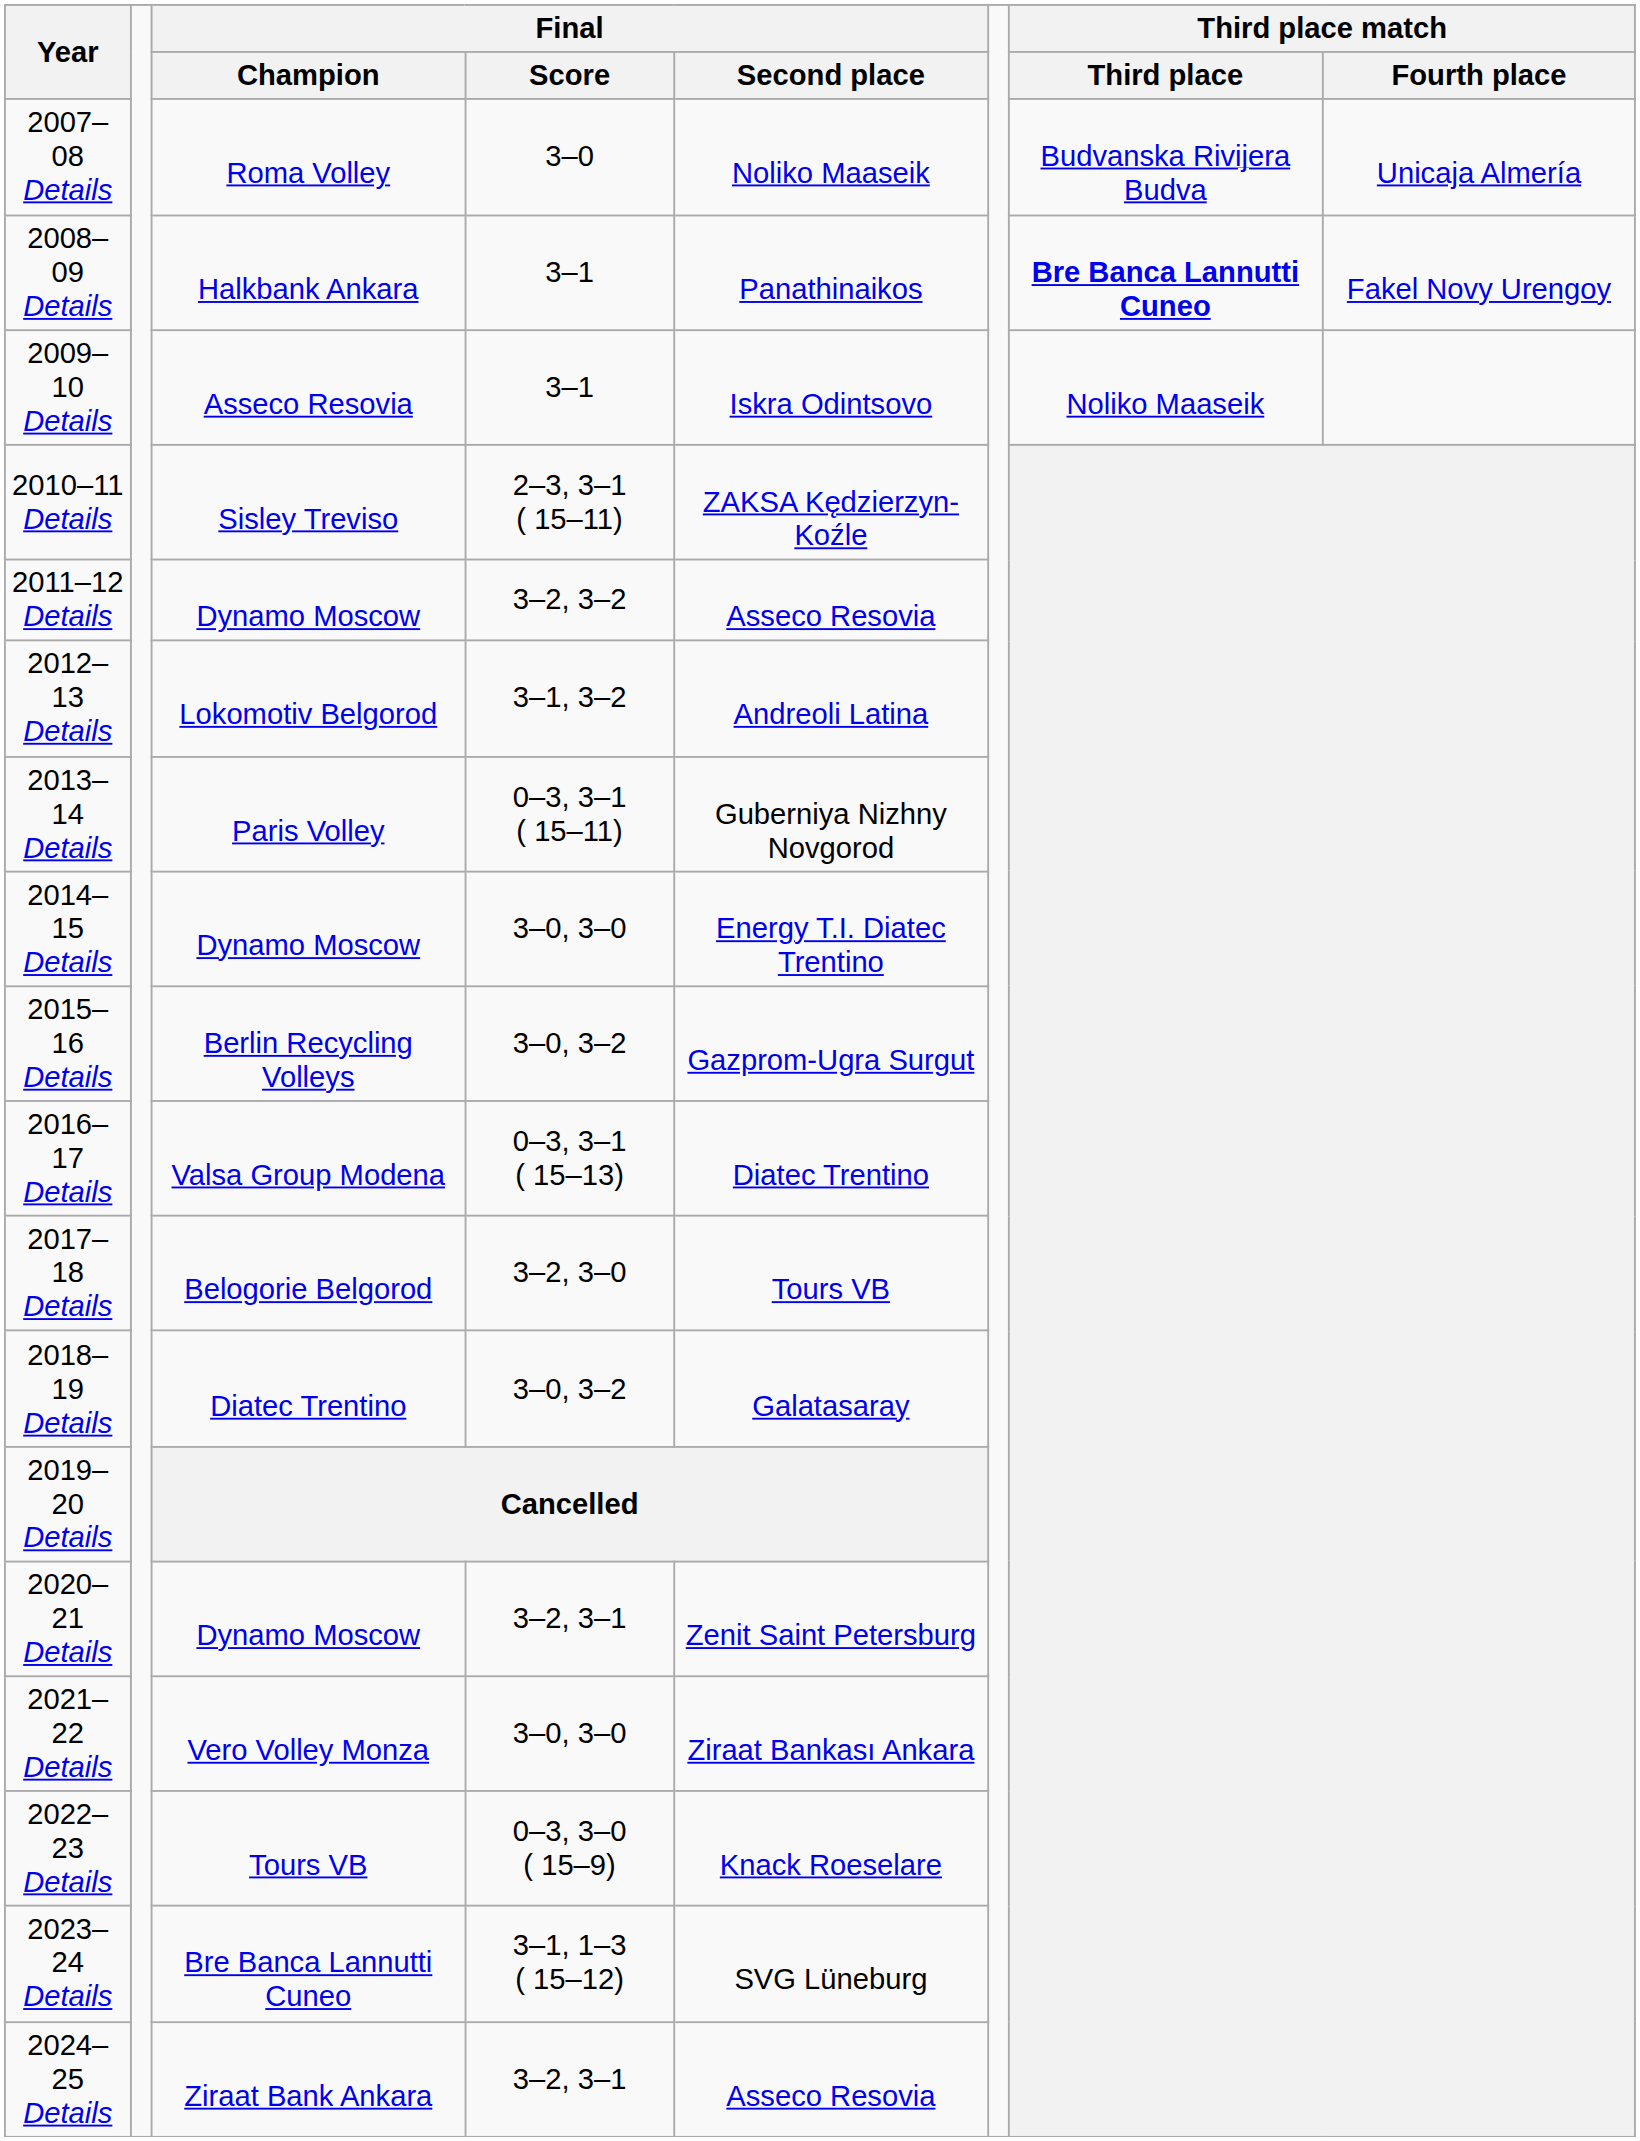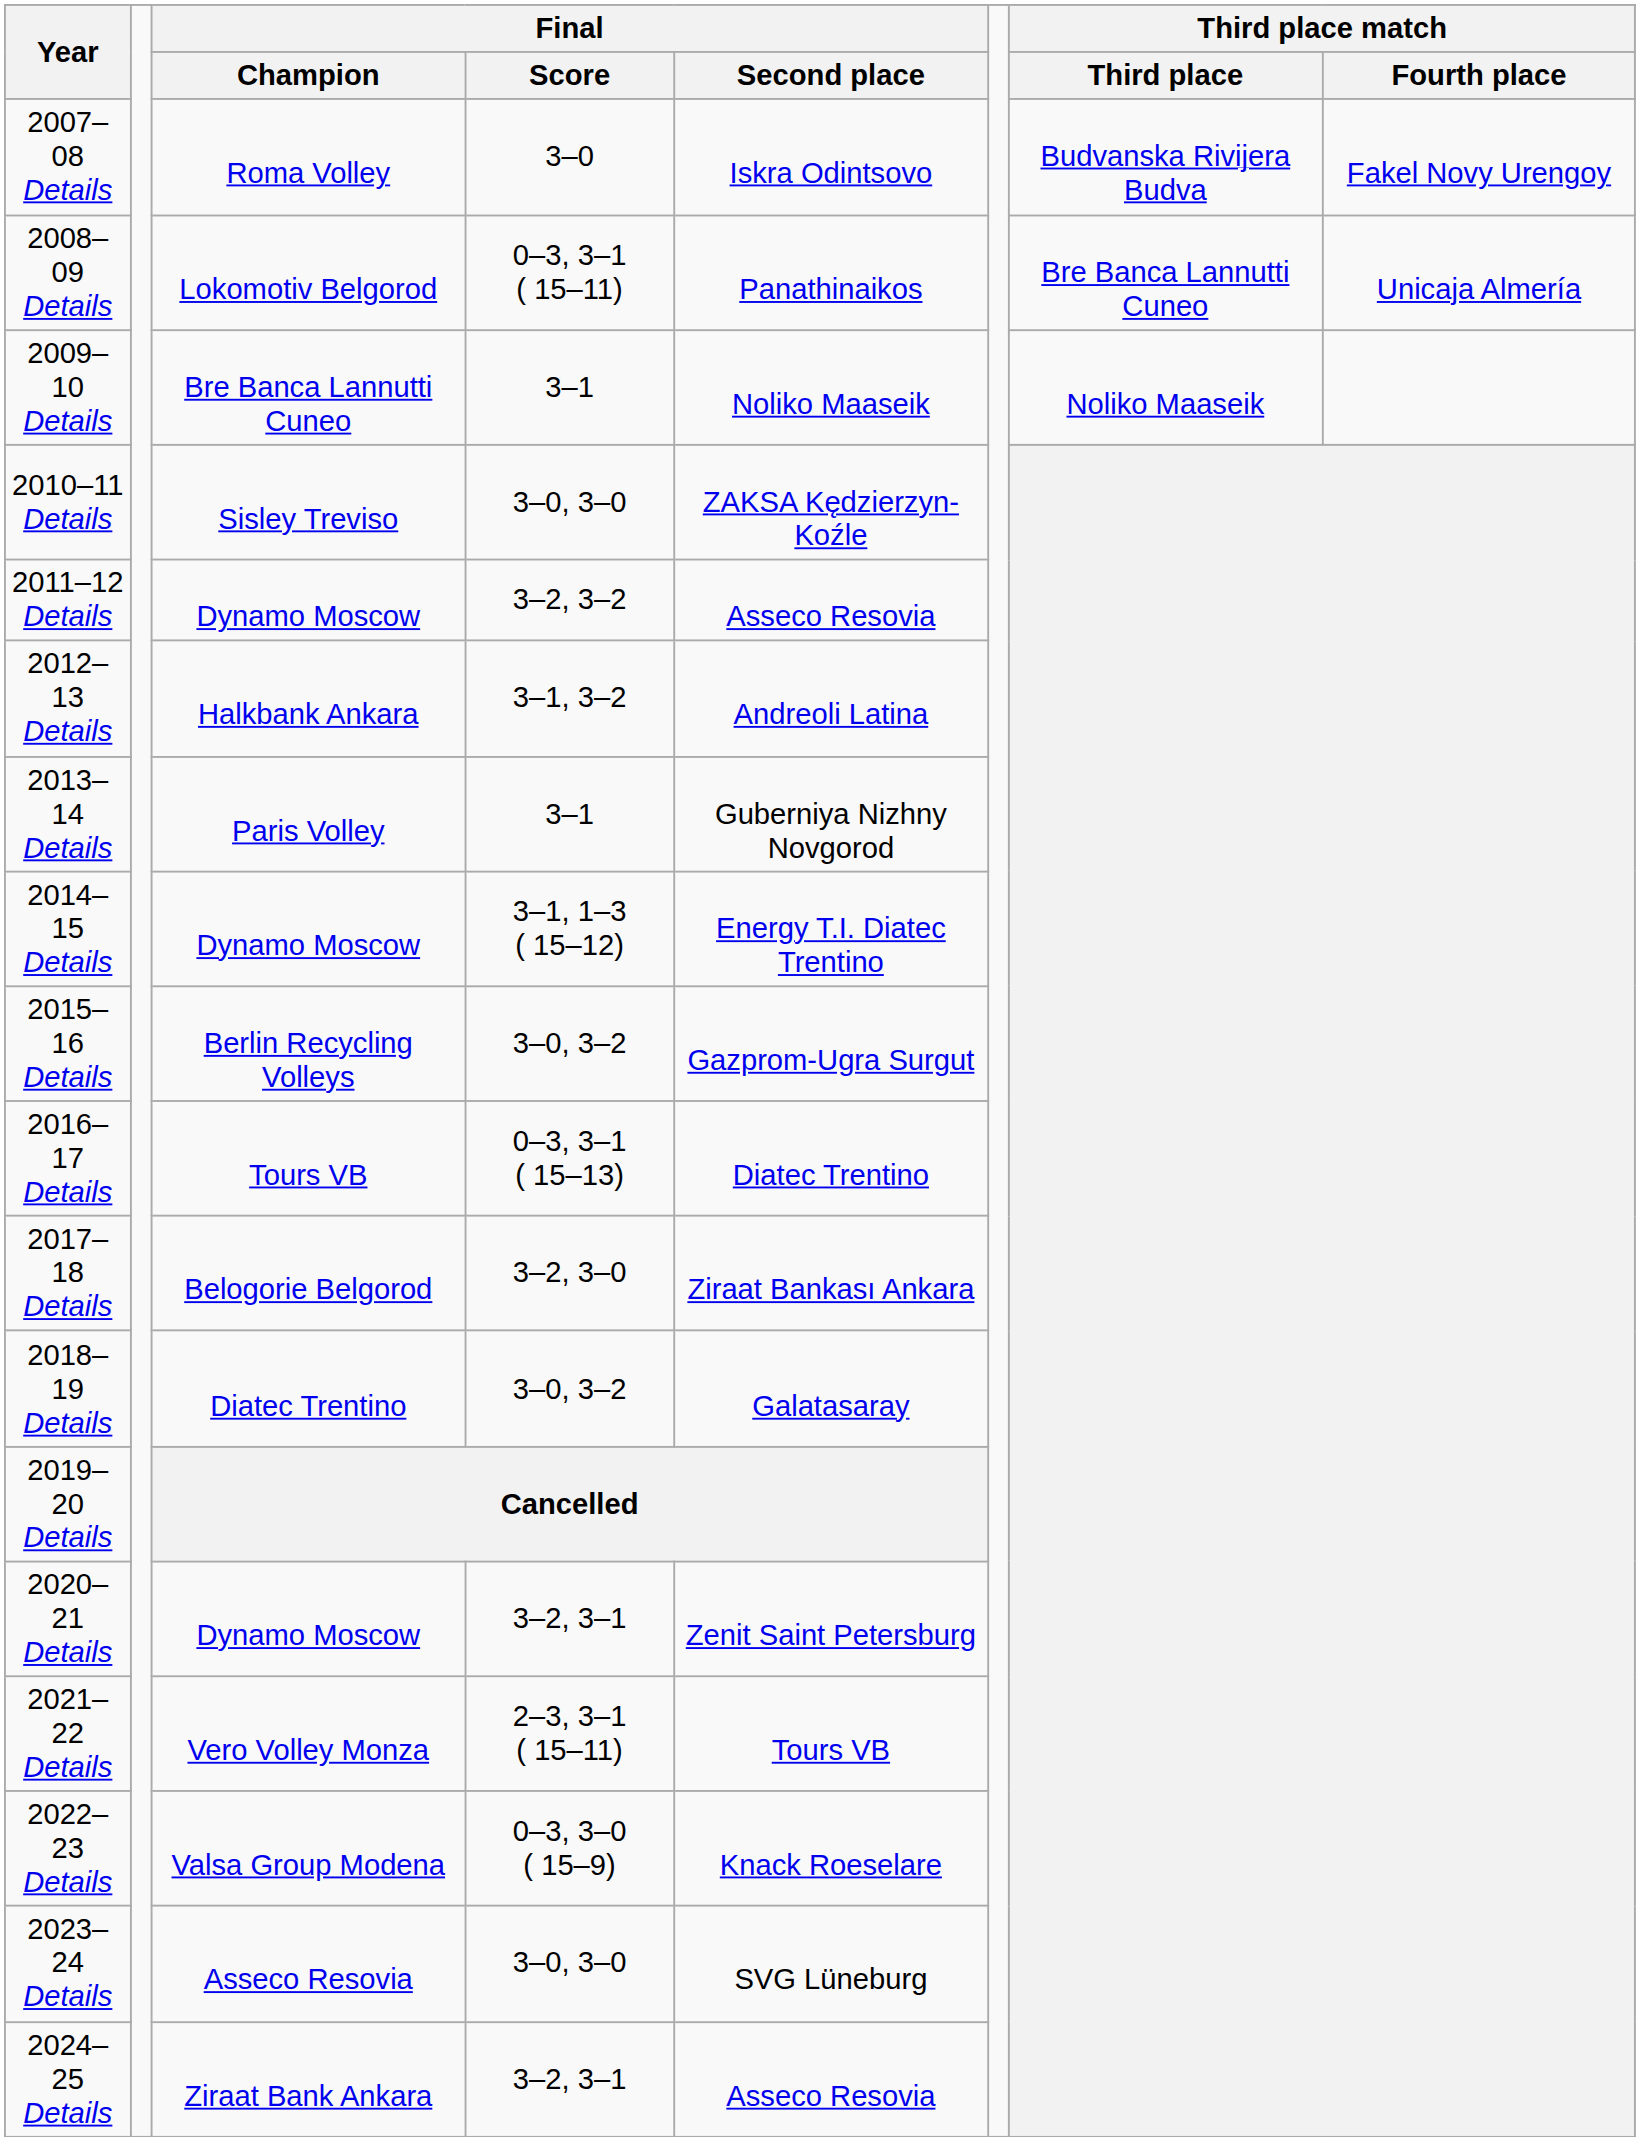(831, 173) Noliko Maaseik -> (831, 173) Iskra Odintsovo
(1479, 173) Unicaja Almería -> (1479, 173) Fakel Novy Urengoy
(308, 288) Halkbank Ankara -> (308, 288) Lokomotiv Belgorod
(570, 271) 3–1 -> (570, 271) 0–3, 3–1 ( 15–11)
(1165, 288) bold -> (1165, 288) normal
(1479, 288) Fakel Novy Urengoy -> (1479, 288) Unicaja Almería
(308, 403) Asseco Resovia -> (308, 403) Bre Banca Lannutti Cuneo
(831, 403) Iskra Odintsovo -> (831, 403) Noliko Maaseik
(570, 501) 2–3, 3–1 ( 15–11) -> (570, 501) 3–0, 3–0
(308, 714) Lokomotiv Belgorod -> (308, 714) Halkbank Ankara
(570, 812) 0–3, 3–1 ( 15–11) -> (570, 812) 3–1
(570, 927) 3–0, 3–0 -> (570, 927) 3–1, 1–3 ( 15–12)
(308, 1174) Valsa Group Modena -> (308, 1174) Tours VB
(831, 1289) Tours VB -> (831, 1289) Ziraat Bankası Ankara
(570, 1732) 3–0, 3–0 -> (570, 1732) 2–3, 3–1 ( 15–11)
(831, 1749) Ziraat Bankası Ankara -> (831, 1749) Tours VB
(308, 1864) Tours VB -> (308, 1864) Valsa Group Modena
(308, 1979) Bre Banca Lannutti Cuneo -> (308, 1979) Asseco Resovia
(570, 1962) 3–1, 1–3 ( 15–12) -> (570, 1962) 3–0, 3–0
